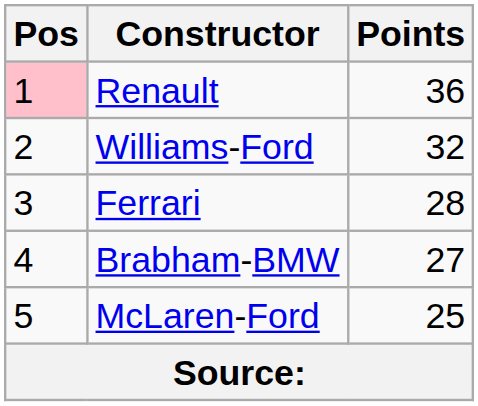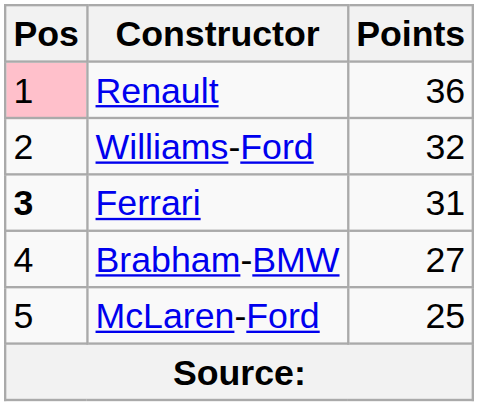(23, 203) normal -> (23, 203) bold
(445, 203) 28 -> (445, 203) 31
